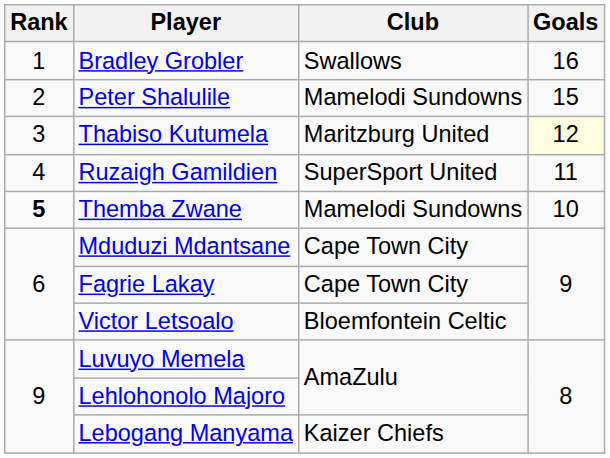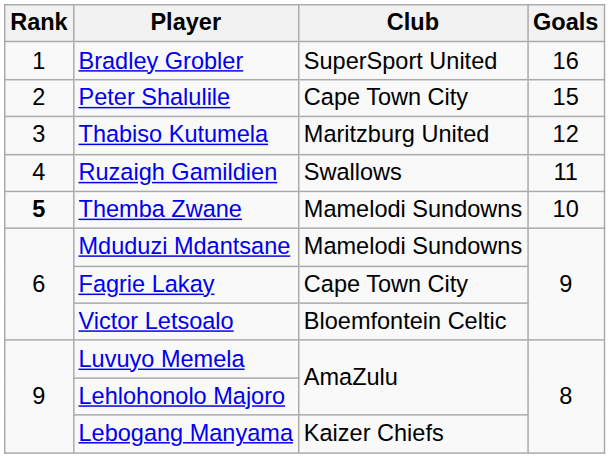(353, 60) Swallows -> (401, 60) SuperSport United
(413, 97) Mamelodi Sundowns -> (386, 97) Cape Town City
(566, 135) lightyellow background -> (566, 135) no background
(401, 172) SuperSport United -> (353, 172) Swallows
(386, 246) Cape Town City -> (413, 246) Mamelodi Sundowns
